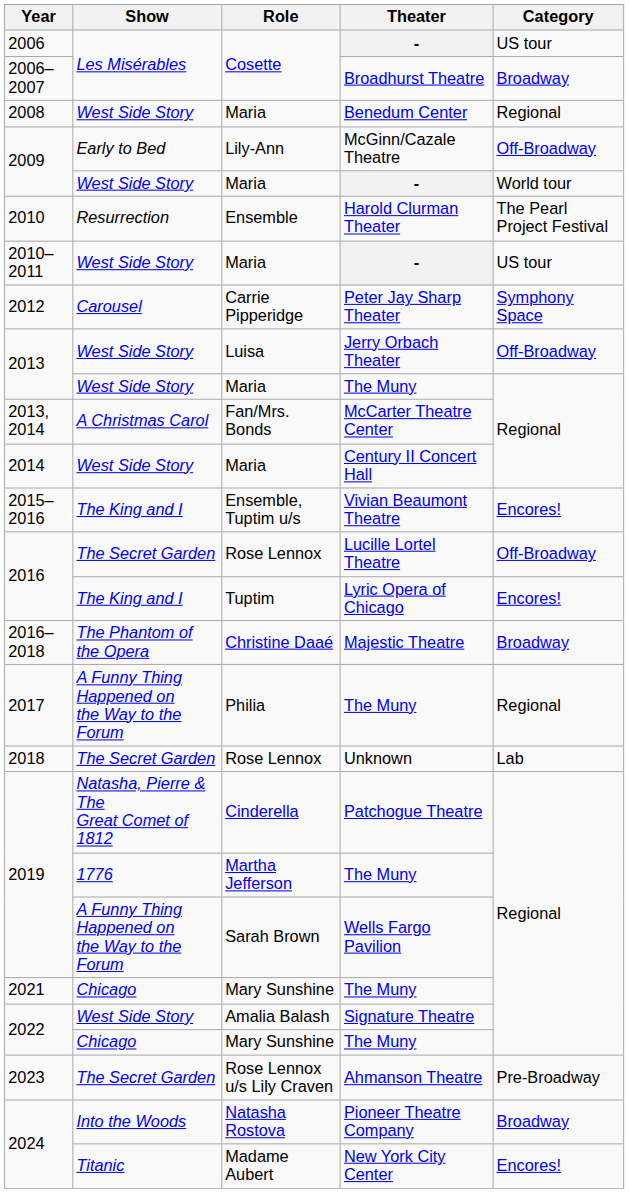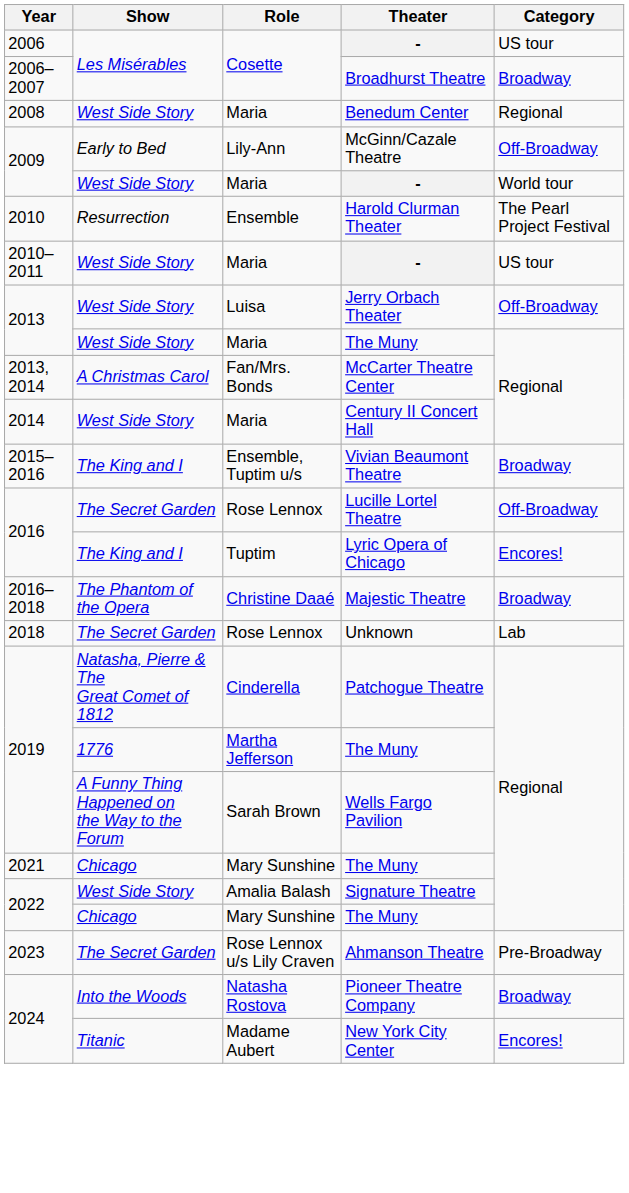- row: (26, 307)
(529, 509) Encores! -> (535, 465) Broadway
- row: (26, 705)
